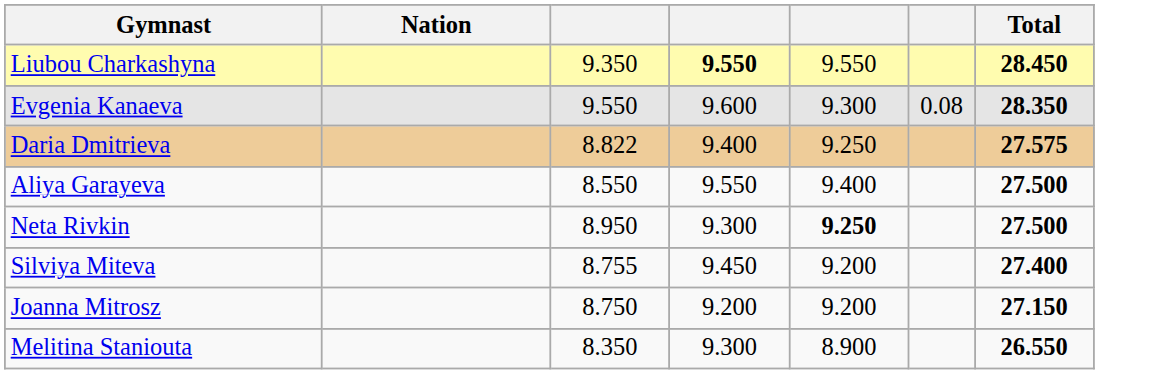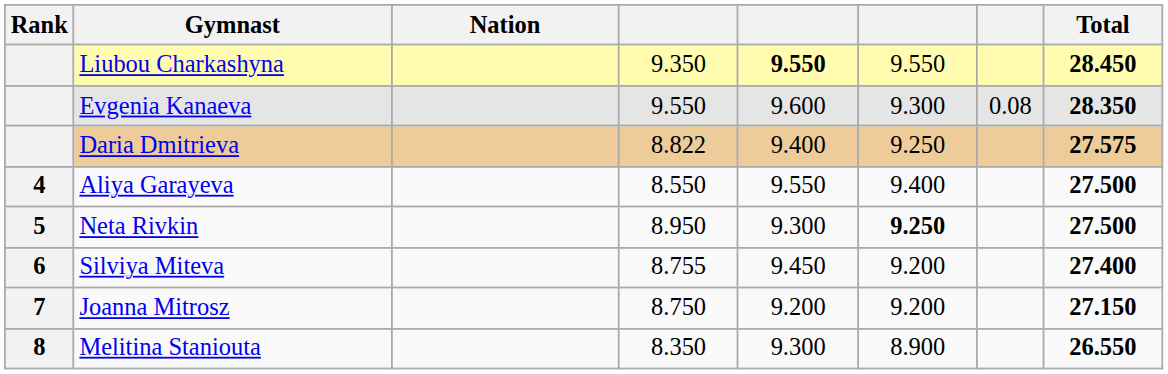+ column: (39, 24)
